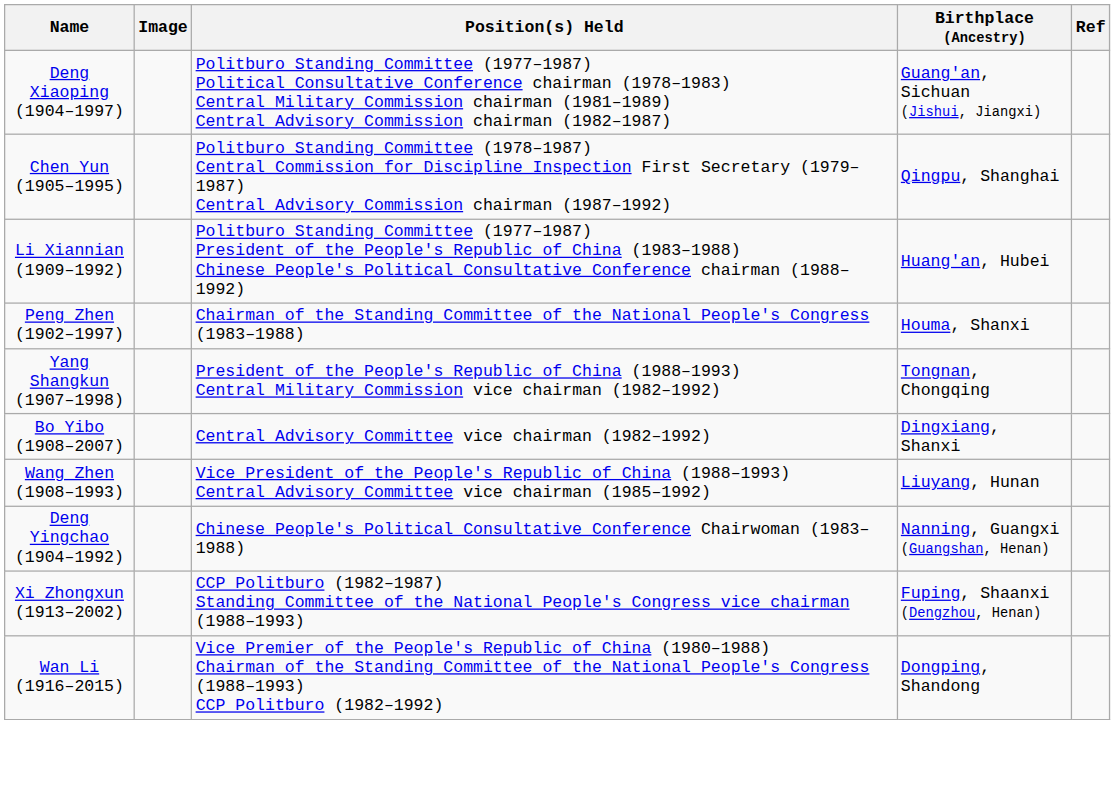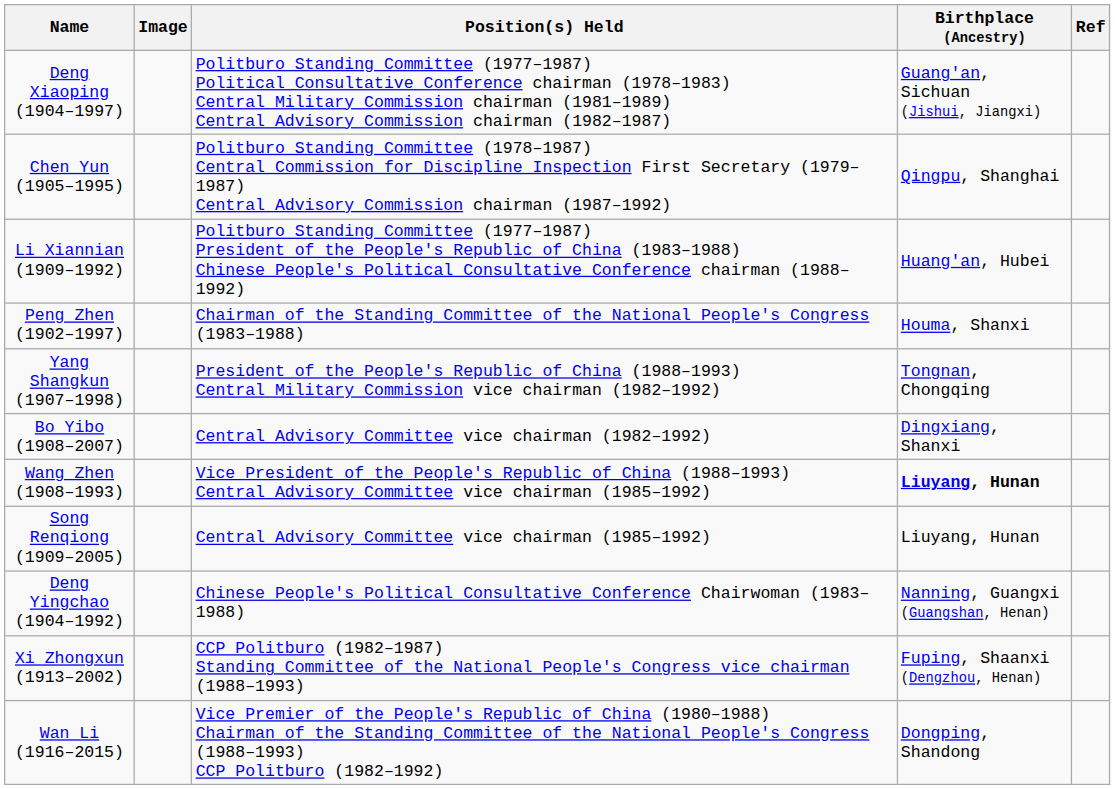(970, 483) normal -> (970, 483) bold
+ row: (69, 538)
